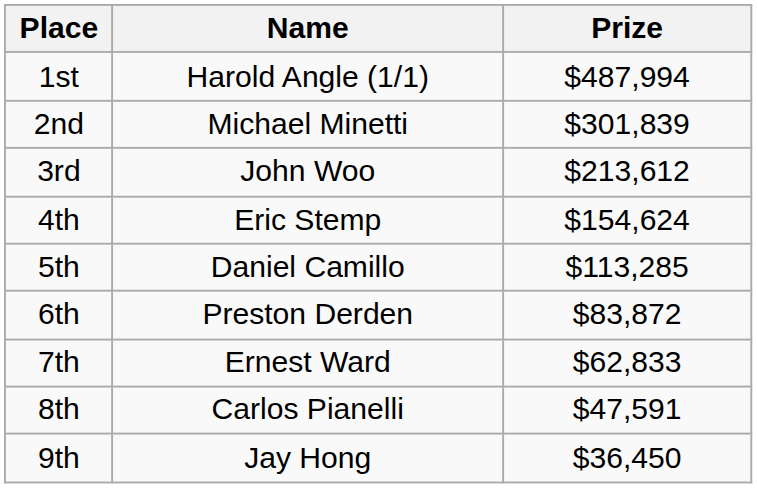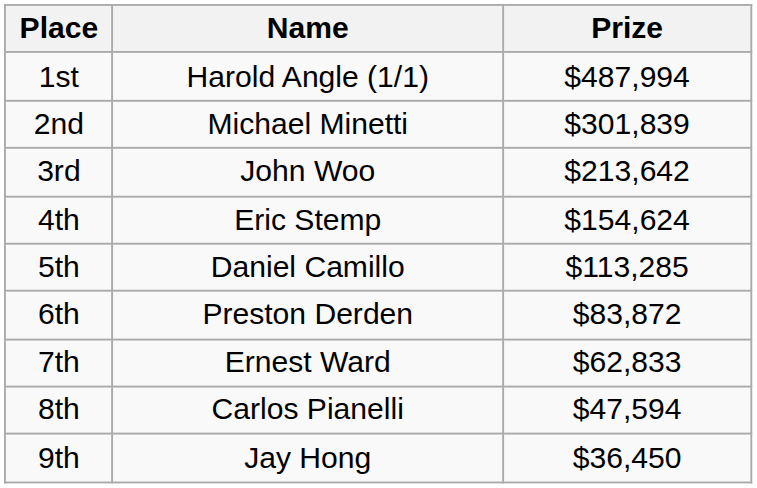(627, 171) $213,612 -> (627, 171) $213,642
(627, 409) $47,591 -> (627, 409) $47,594
